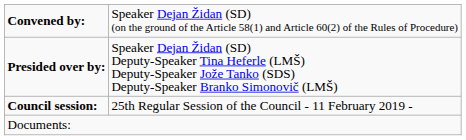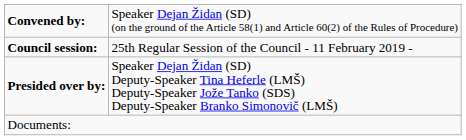rows swapped: (52, 105) <-> (56, 66)
